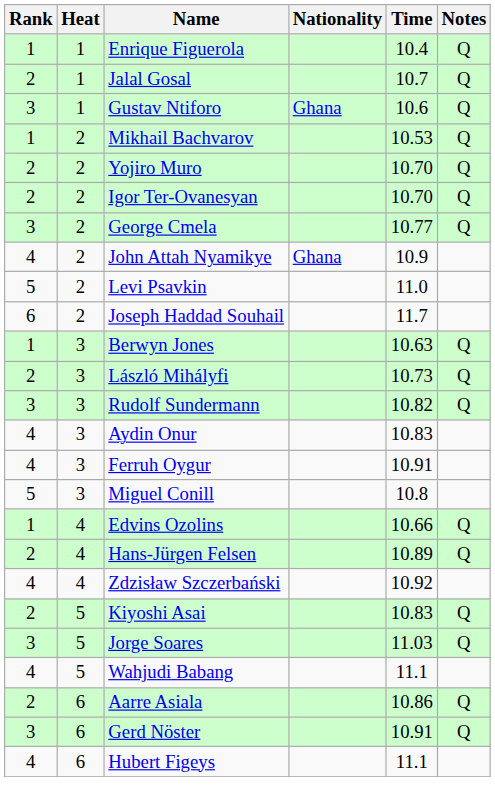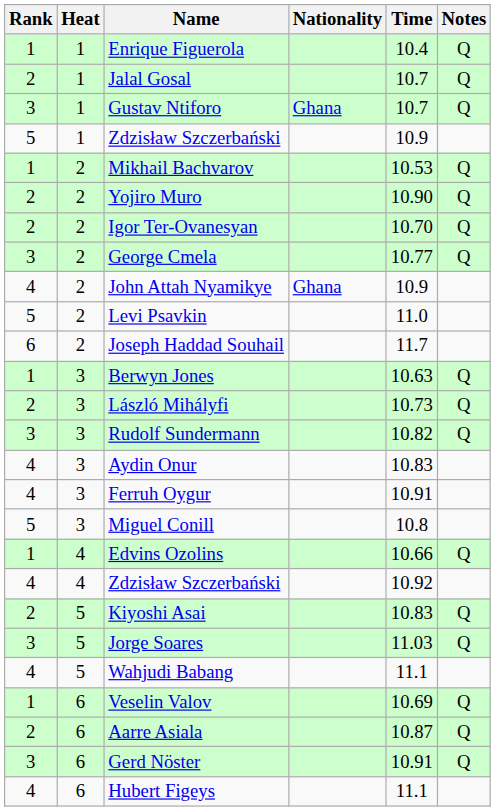(412, 108) 10.6 -> (412, 108) 10.7
+ row: (31, 138)
(412, 167) 10.70 -> (412, 197) 10.90
- row: (31, 553)
+ row: (31, 702)
(412, 702) 10.86 -> (412, 731) 10.87
